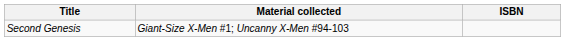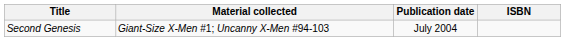+ column: (435, 12)
